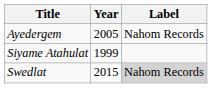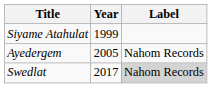rows swapped: (48, 53) <-> (34, 33)
(106, 72) 2015 -> (106, 72) 2017
